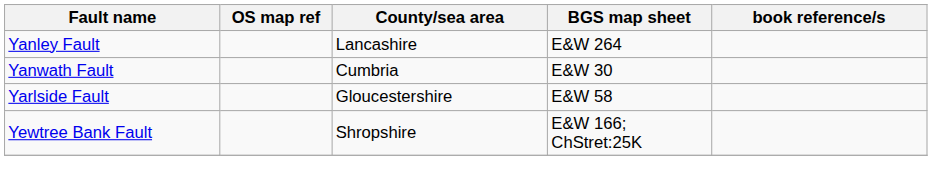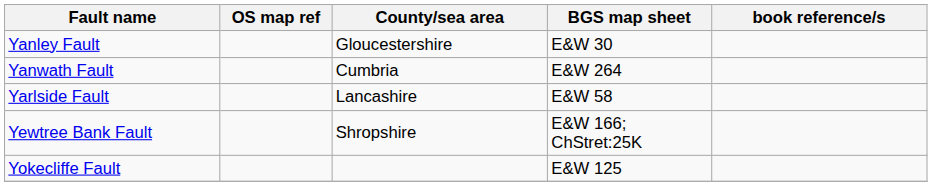(376, 44) Lancashire -> (394, 44) Gloucestershire
(587, 44) E&W 264 -> (582, 44) E&W 30
(582, 70) E&W 30 -> (587, 70) E&W 264
(394, 96) Gloucestershire -> (376, 96) Lancashire
+ row: (64, 168)
